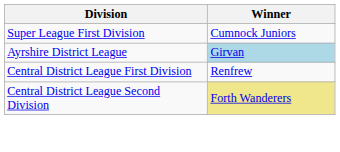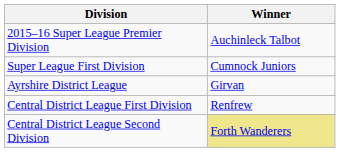+ row: (84, 40)
(227, 52) lightblue background -> (227, 85) no background
